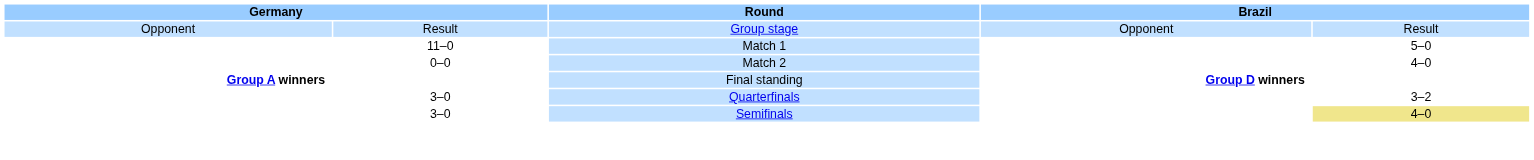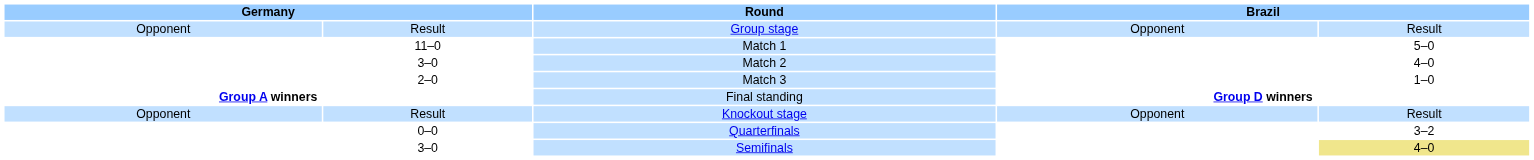(440, 63) 0–0 -> (428, 63) 3–0
+ row: (764, 80)
+ row: (764, 113)
(440, 97) 3–0 -> (428, 130) 0–0
